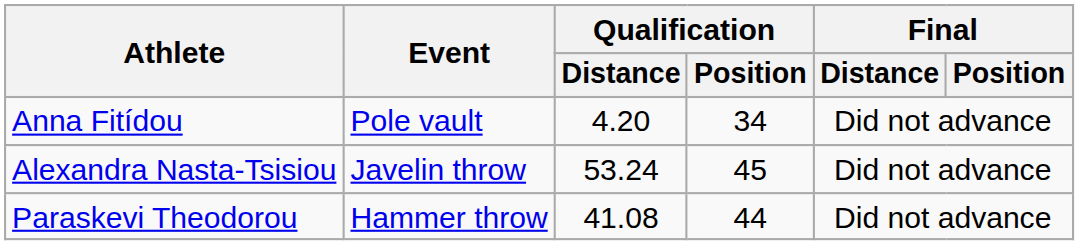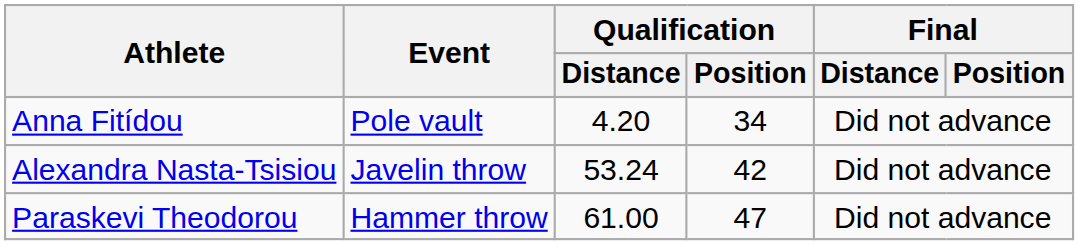(750, 169) 45 -> (750, 169) 42
(621, 217) 41.08 -> (621, 217) 61.00
(750, 217) 44 -> (750, 217) 47
